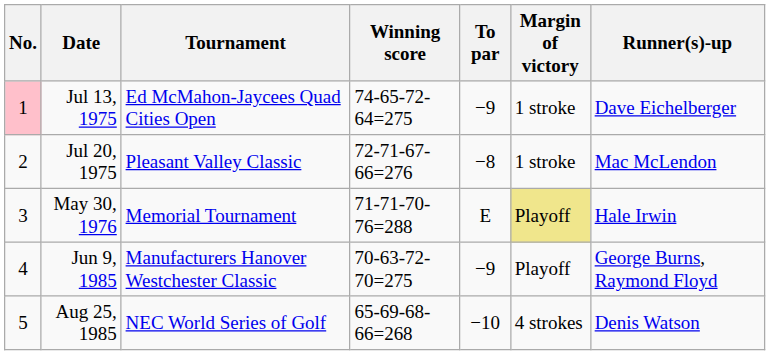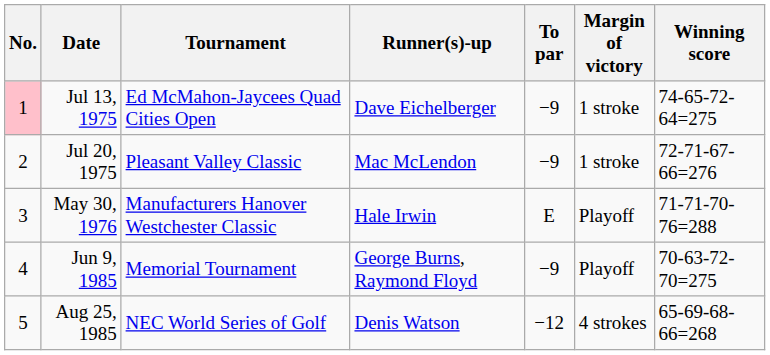columns swapped: (405, 42) <-> (677, 42)
(485, 161) −8 -> (549, 161) −9
(211, 215) Memorial Tournament -> (216, 215) Manufacturers Hanover Westchester Classic
(542, 215) khaki background -> (606, 215) no background
(216, 269) Manufacturers Hanover Westchester Classic -> (211, 269) Memorial Tournament
(485, 323) −10 -> (549, 323) −12
